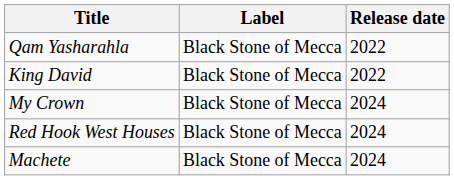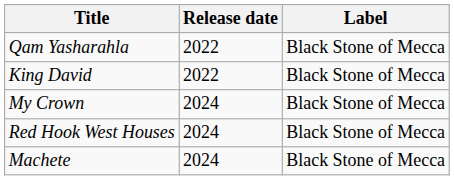columns swapped: (262, 18) <-> (398, 18)
